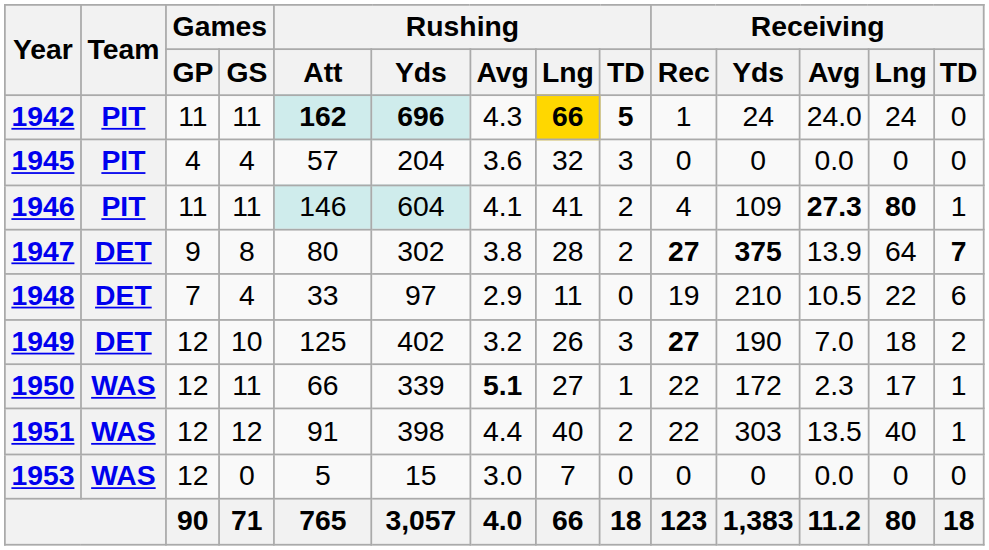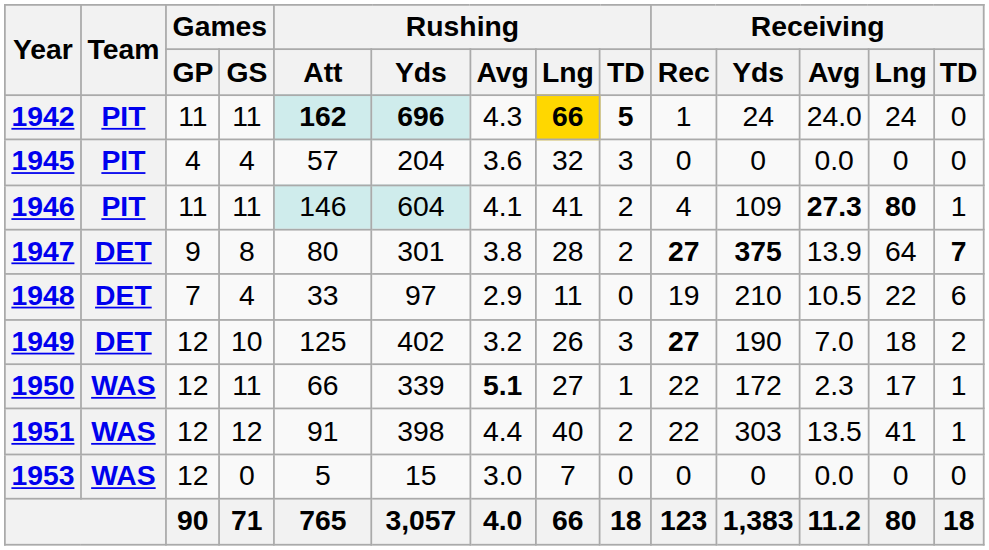(421, 251) 302 -> (421, 251) 301
(901, 431) 40 -> (901, 431) 41
